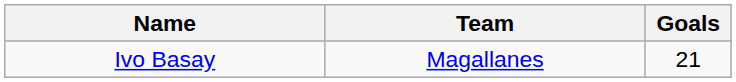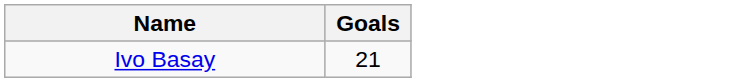- column: (485, 23)
